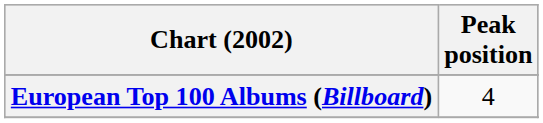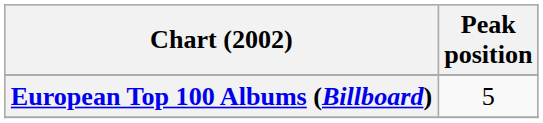(488, 95) 4 -> (488, 95) 5
